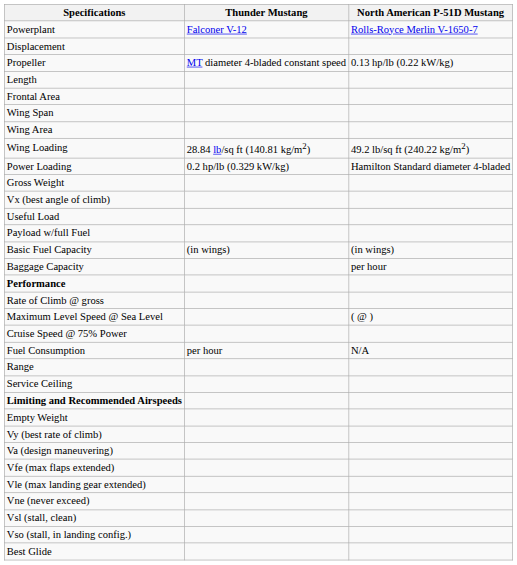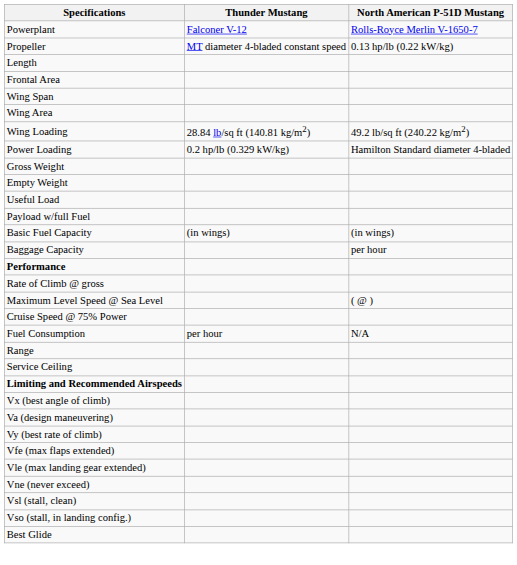- row: (36, 46)
rows swapped: (37, 417) <-> (58, 199)
rows swapped: (54, 434) <-> (60, 451)
